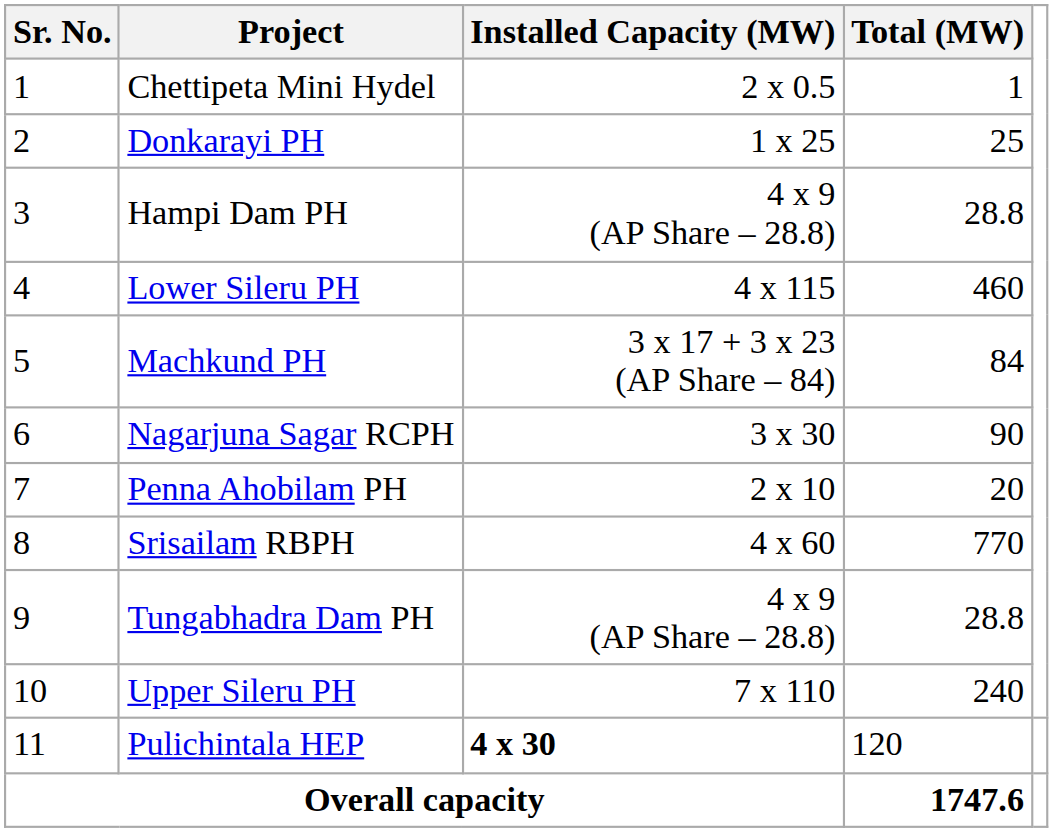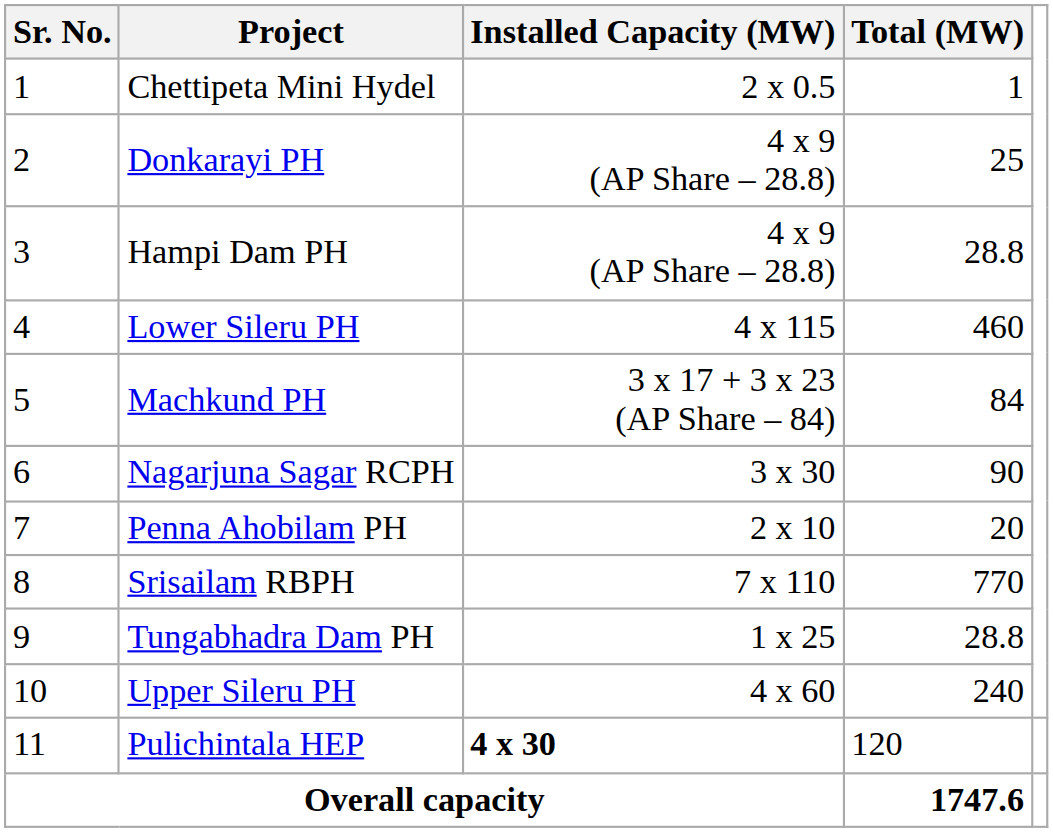(793, 140) 1 x 25 -> (712, 159) 4 x 9 (AP Share – 28.8)
(793, 543) 4 x 60 -> (785, 581) 7 x 110
(712, 616) 4 x 9 (AP Share – 28.8) -> (793, 635) 1 x 25
(785, 690) 7 x 110 -> (793, 690) 4 x 60
